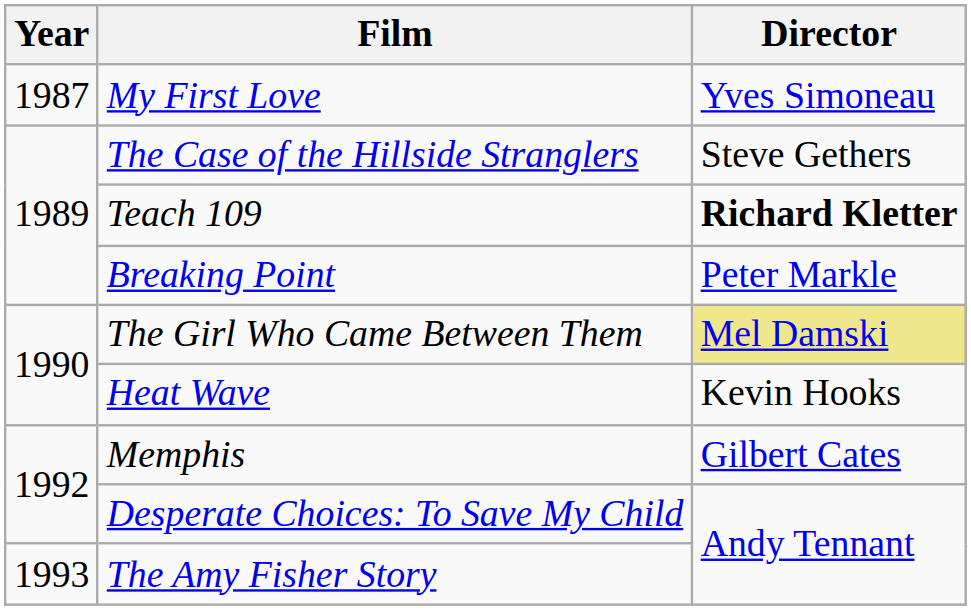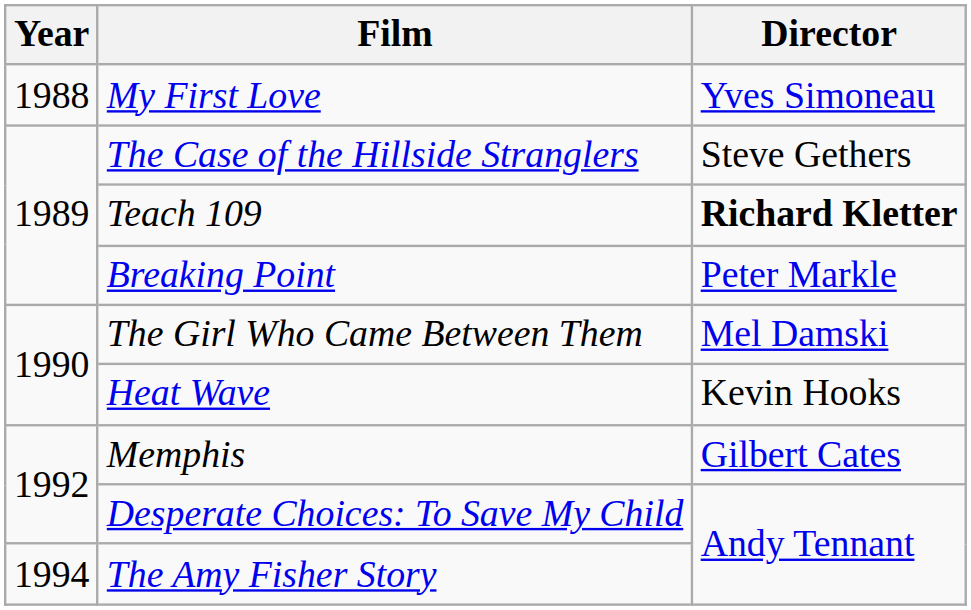(52, 94) 1987 -> (52, 94) 1988
(795, 333) khaki background -> (795, 333) no background
(52, 573) 1993 -> (52, 573) 1994
